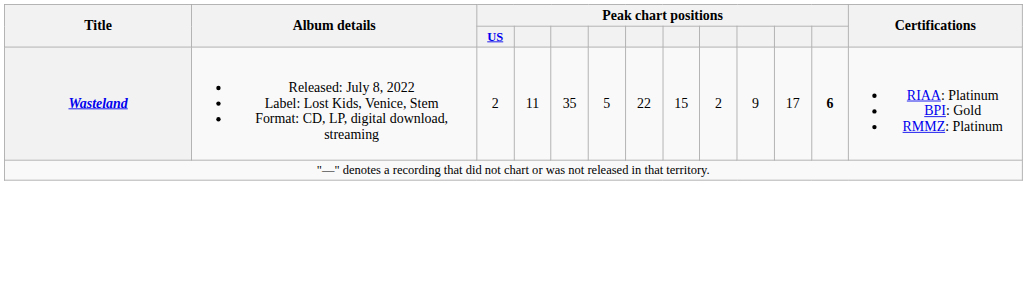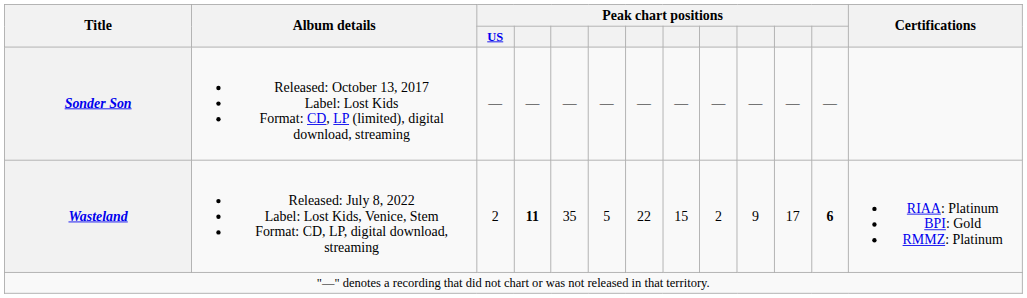+ row: (98, 103)
(532, 103) normal -> (532, 216) bold
